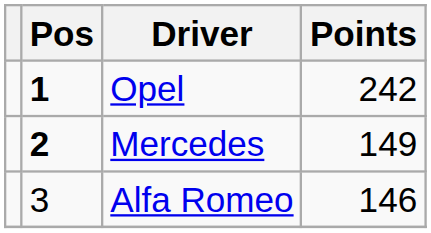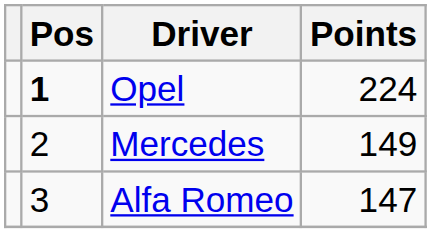(388, 89) 242 -> (388, 89) 224
(39, 144) bold -> (39, 144) normal
(388, 200) 146 -> (388, 200) 147
